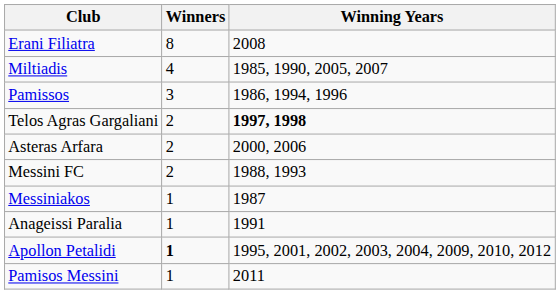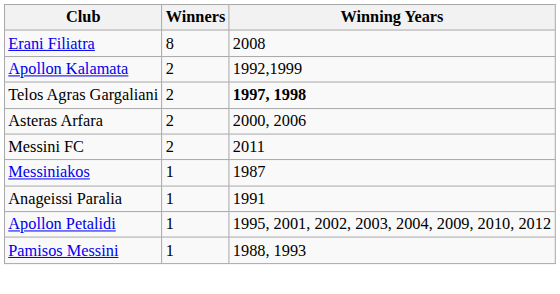- row: (38, 69)
- row: (39, 95)
+ row: (68, 69)
(270, 172) 1988, 1993 -> (249, 146) 2011
(170, 250) bold -> (170, 224) normal
(249, 276) 2011 -> (270, 250) 1988, 1993
